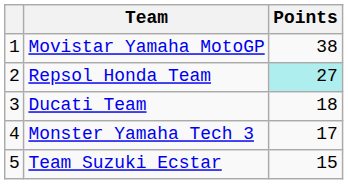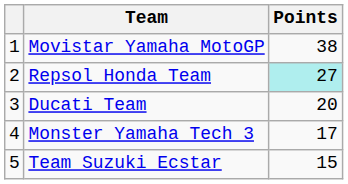(327, 106) 18 -> (327, 106) 20
